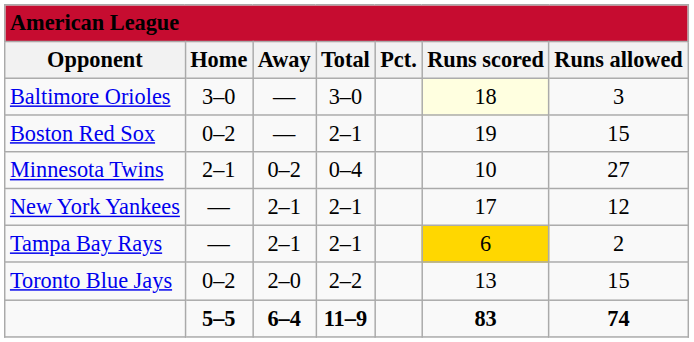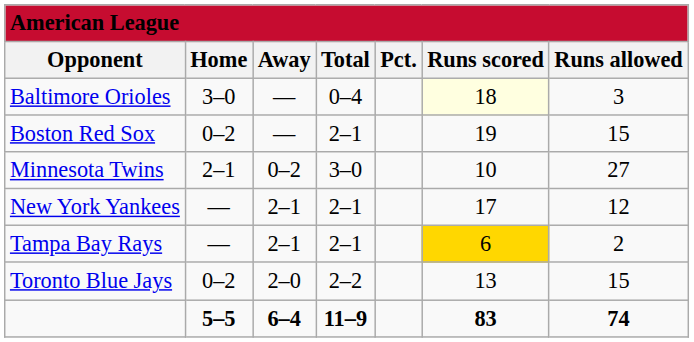(345, 96) 3–0 -> (345, 96) 0–4
(345, 170) 0–4 -> (345, 170) 3–0
